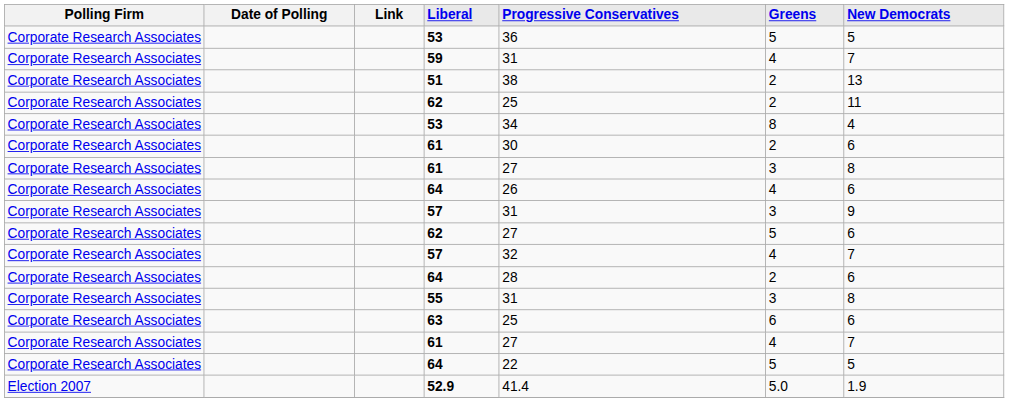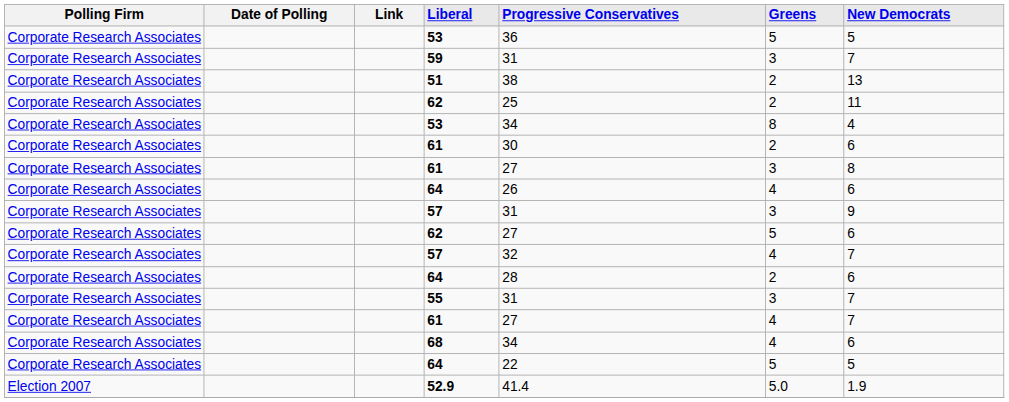(773, 59) 4 -> (773, 59) 3
(851, 299) 8 -> (851, 299) 7
- row: (104, 320)
+ row: (104, 342)
